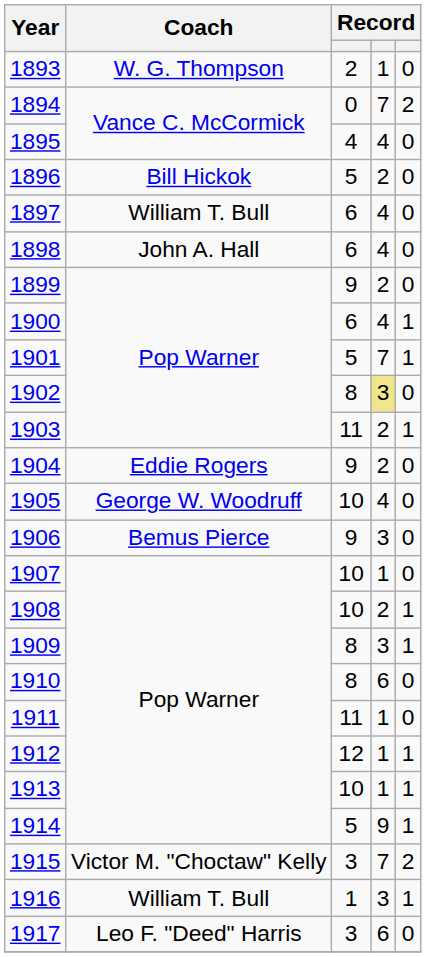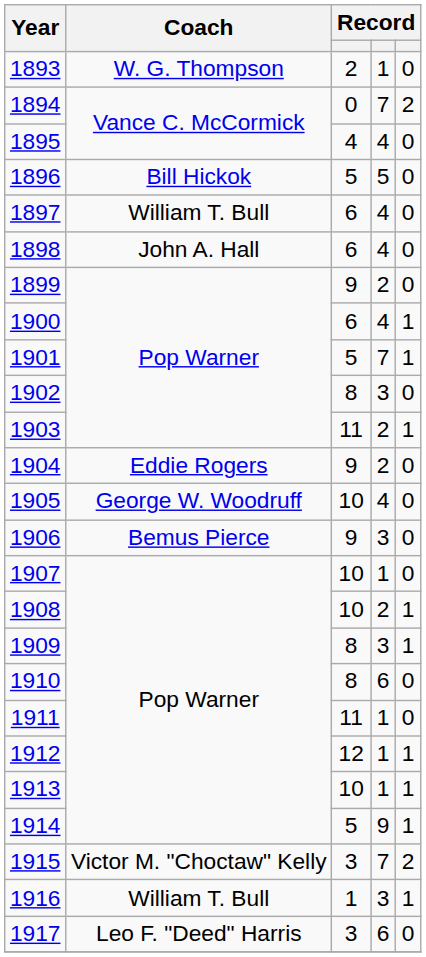(383, 177) 2 -> (383, 177) 5
(383, 393) khaki background -> (383, 393) no background
